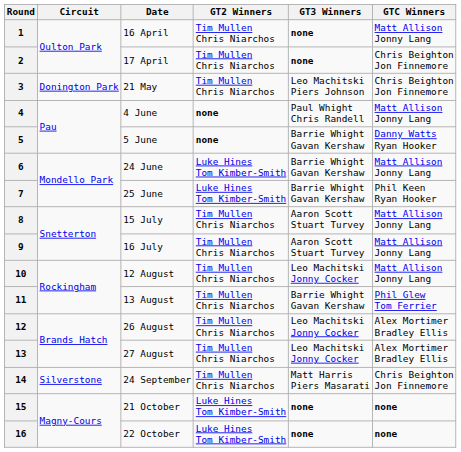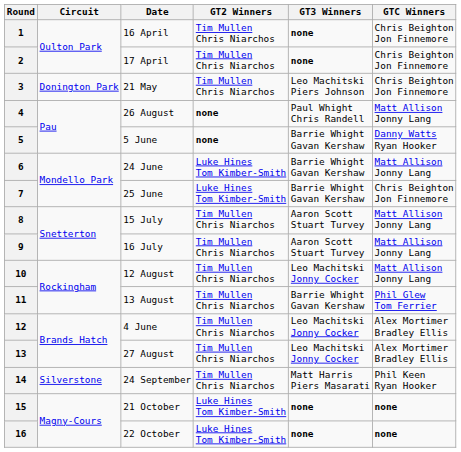(409, 33) Matt Allison Jonny Lang -> (414, 33) Chris Beighton Jon Finnemore
(140, 114) 4 June -> (149, 114) 26 August
(406, 194) Phil Keen Ryan Hooker -> (414, 194) Chris Beighton Jon Finnemore
(149, 327) 26 August -> (140, 327) 4 June
(414, 381) Chris Beighton Jon Finnemore -> (406, 381) Phil Keen Ryan Hooker
